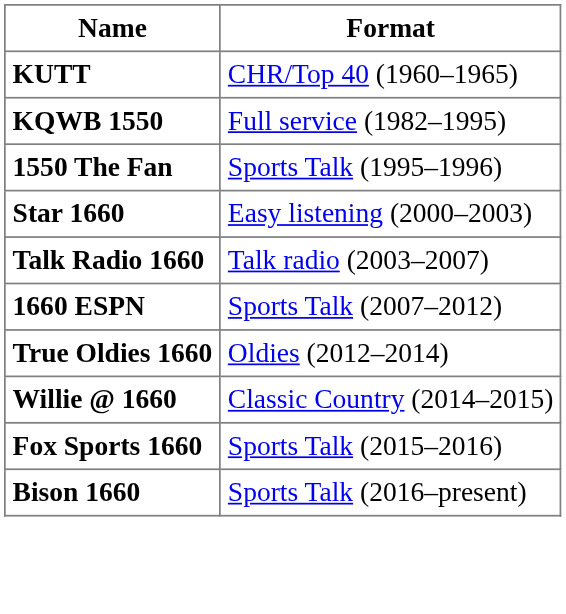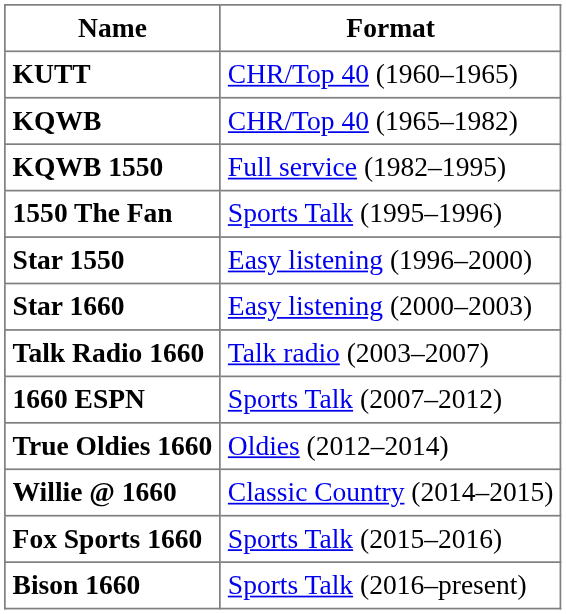+ row: (57, 120)
+ row: (69, 259)
